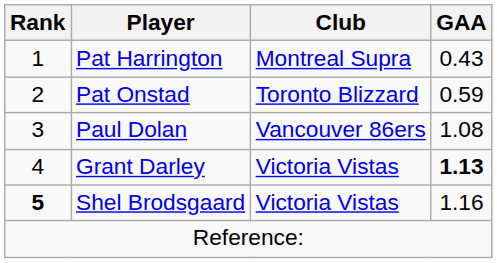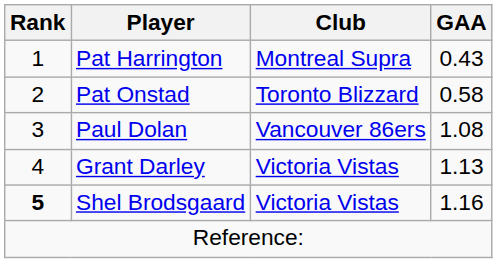(461, 94) 0.59 -> (461, 94) 0.58
(461, 166) bold -> (461, 166) normal
